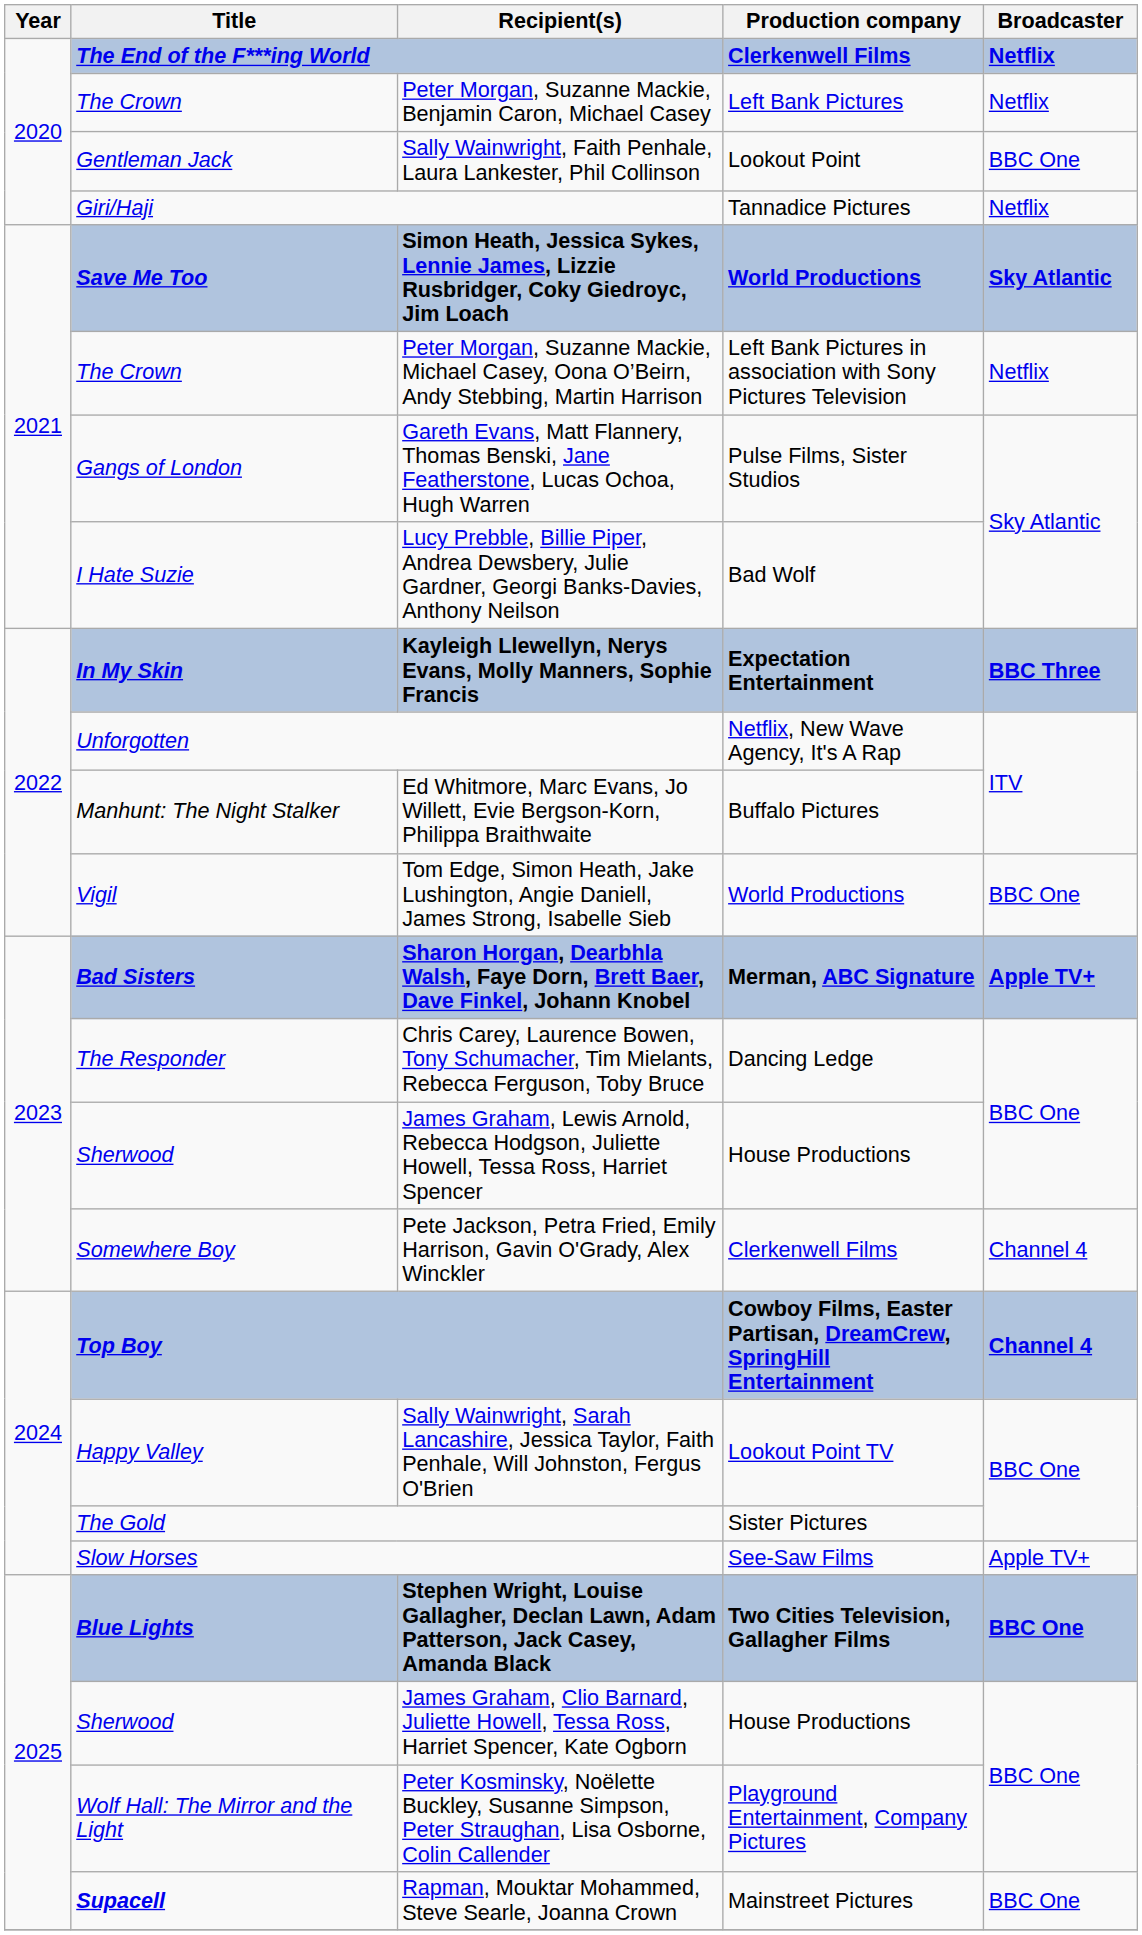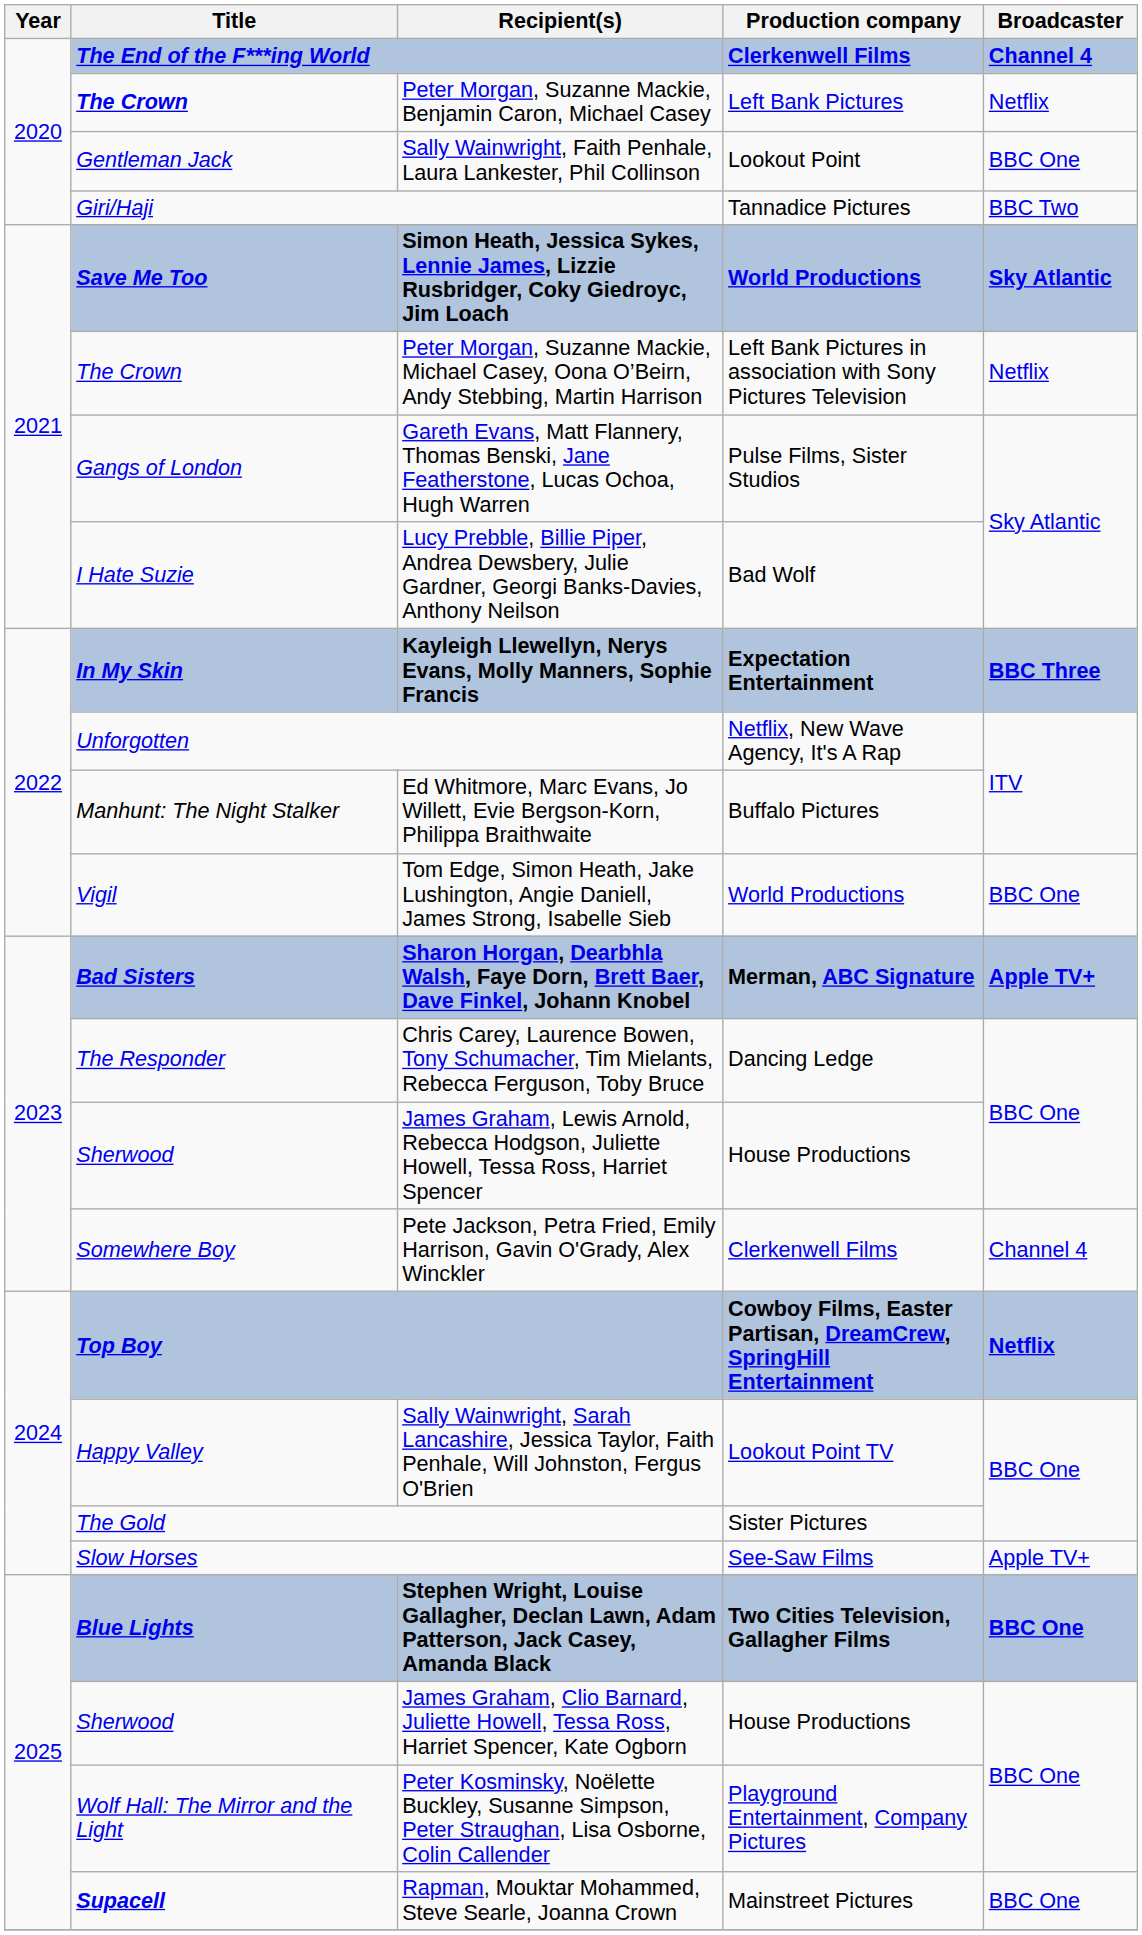(1022, 55) Netflix -> (1040, 55) Channel 4
(129, 102) normal -> (132, 102) bold
(1019, 207) Netflix -> (1034, 207) BBC Two
(1040, 1345) Channel 4 -> (1022, 1345) Netflix
